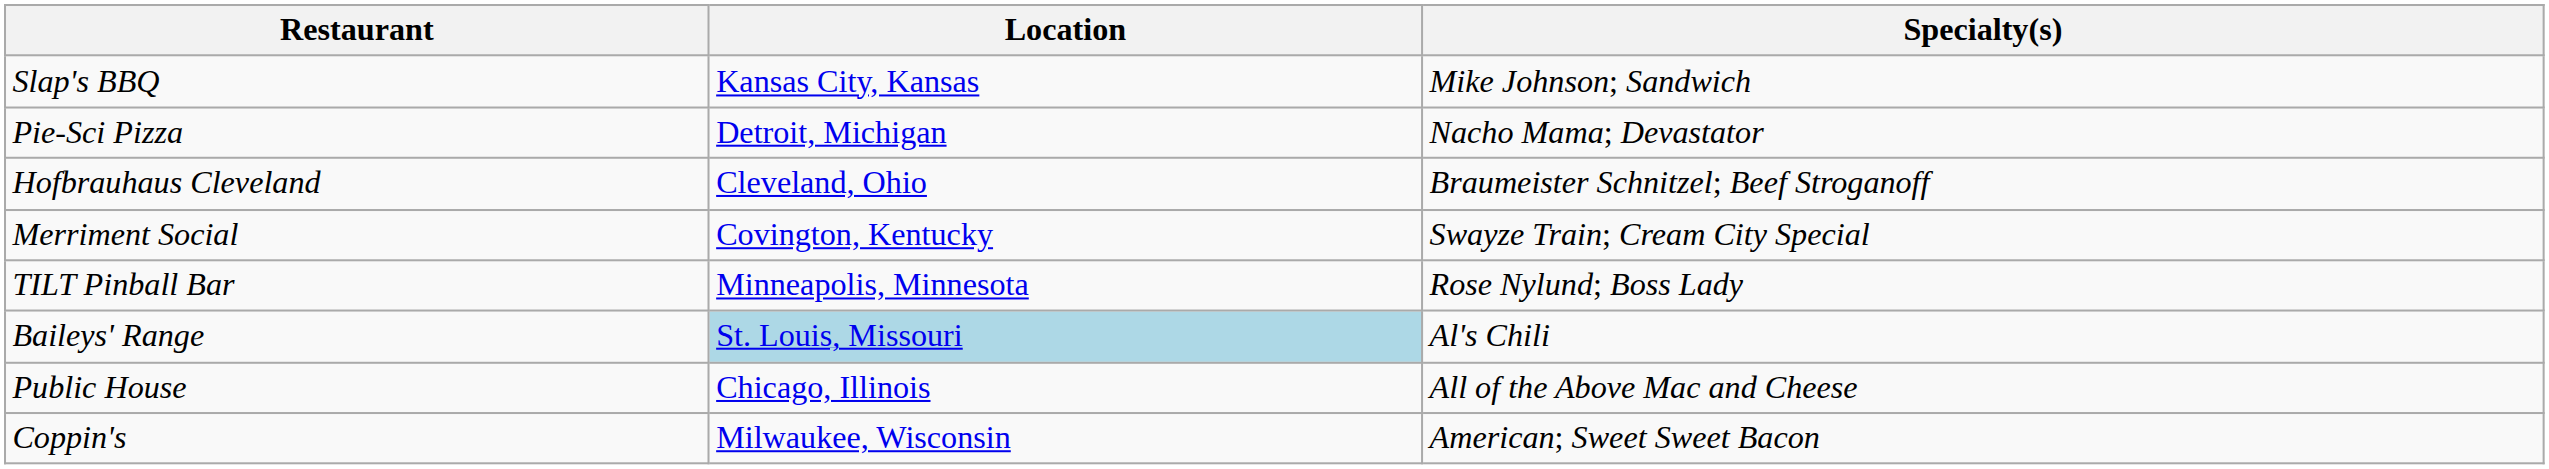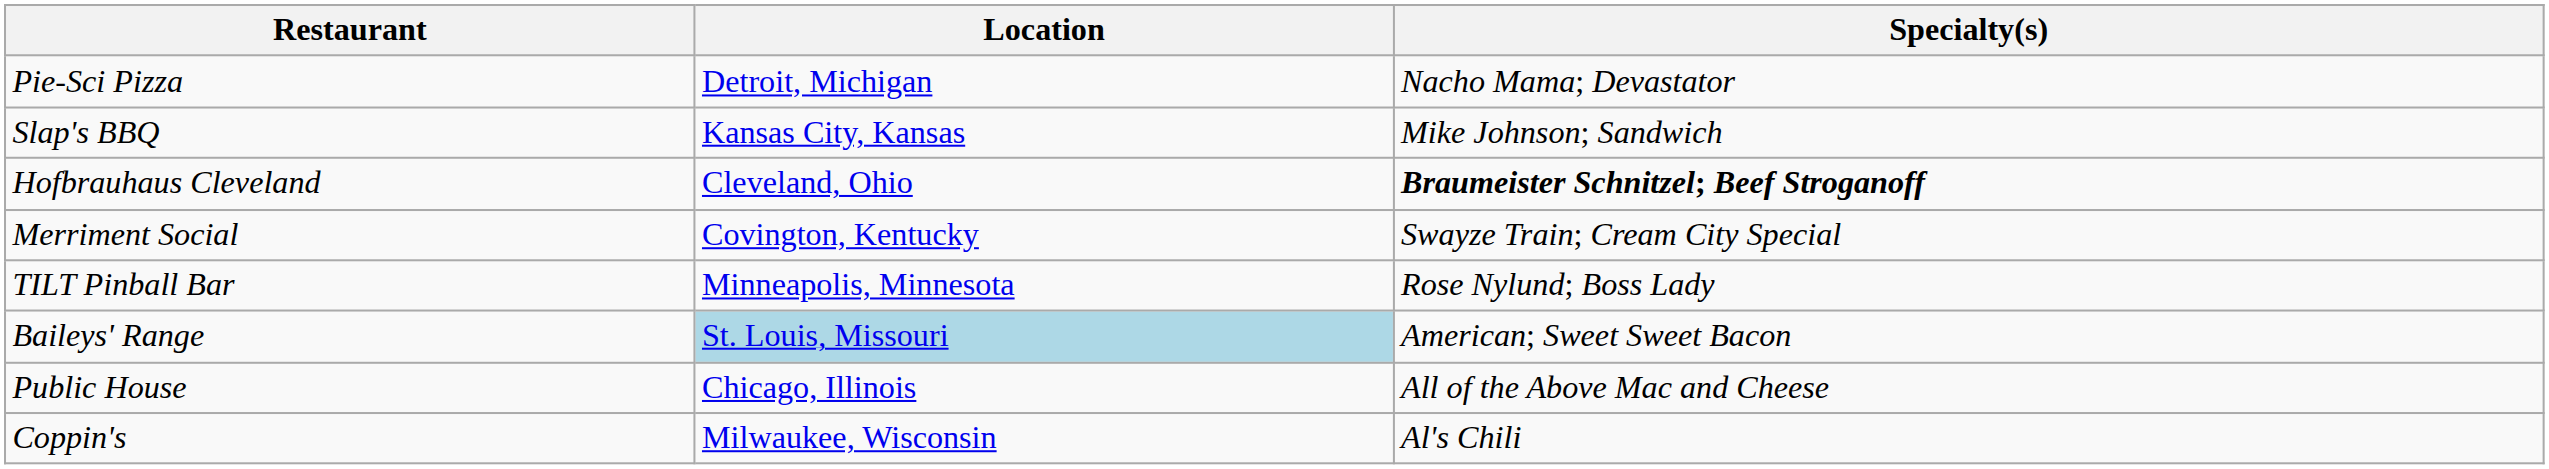rows swapped: (86, 81) <-> (98, 132)
(1680, 183) normal -> (1663, 183) bold
(1490, 336) Al's Chili -> (1596, 336) American; Sweet Sweet Bacon
(1625, 438) American; Sweet Sweet Bacon -> (1461, 438) Al's Chili
